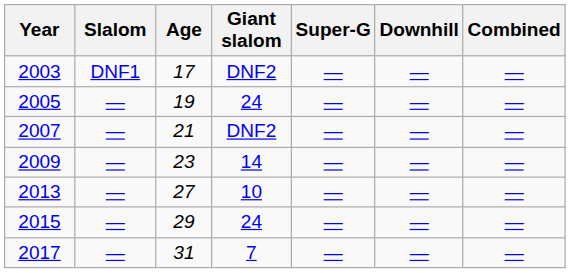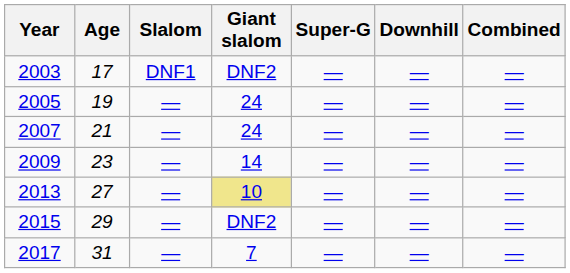columns swapped: (184, 30) <-> (115, 30)
(251, 131) DNF2 -> (251, 131) 24
(251, 191) no background -> (251, 191) khaki background
(251, 222) 24 -> (251, 222) DNF2
